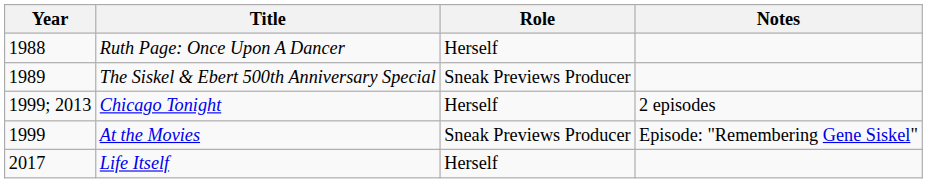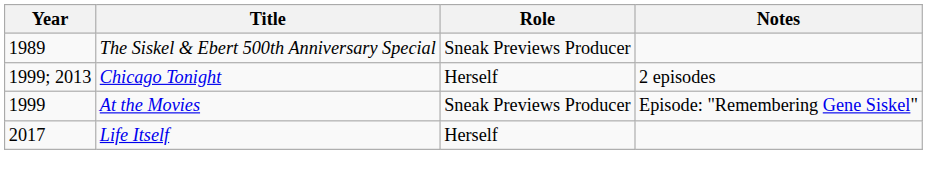- row: (222, 47)
